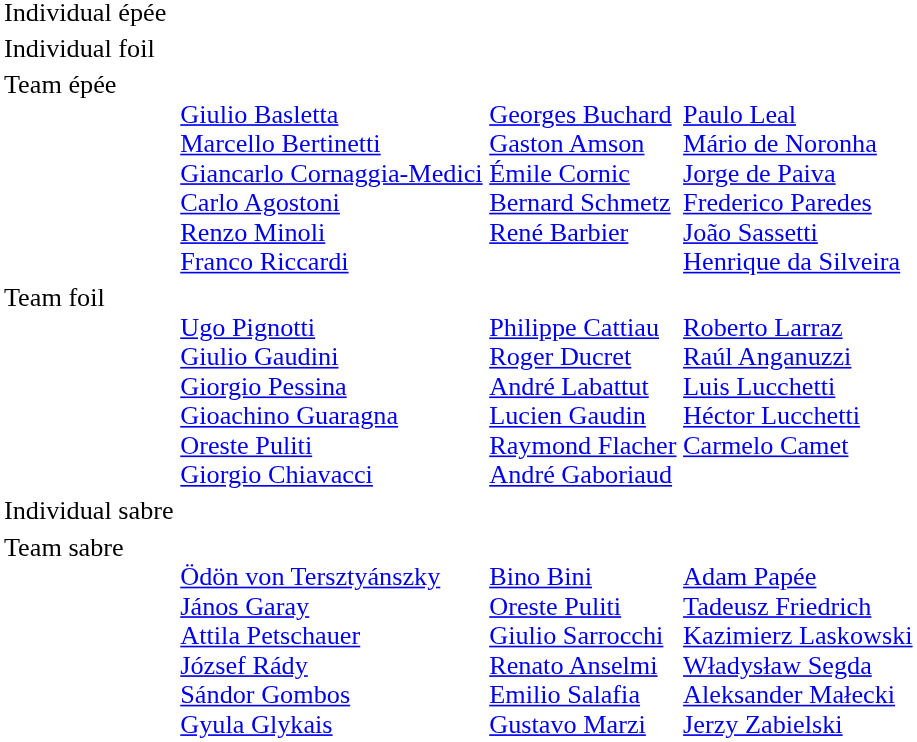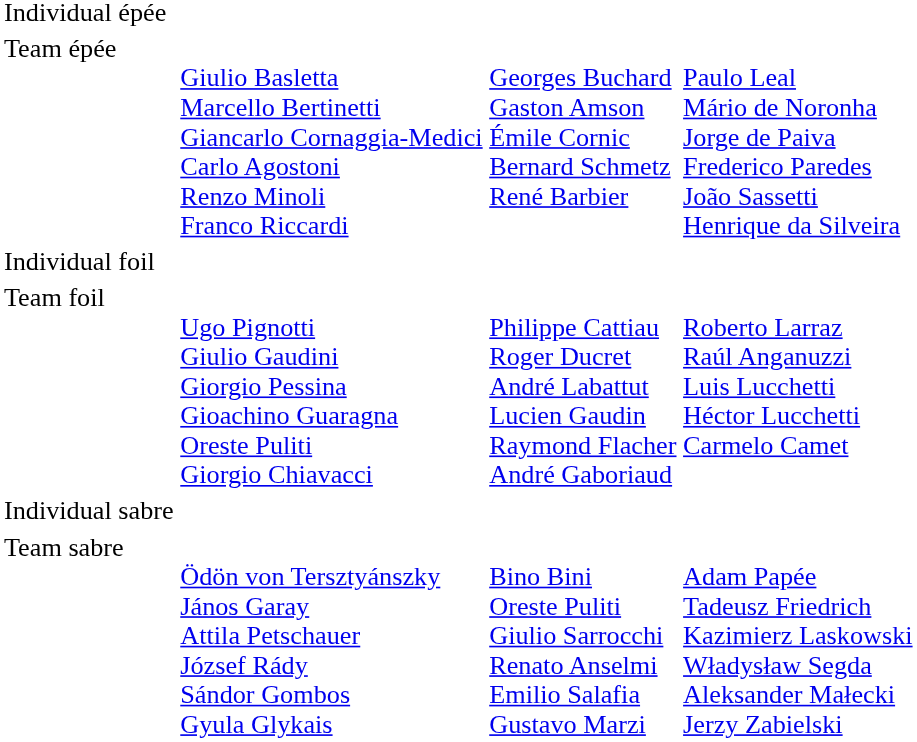rows swapped: (60, 84) <-> (79, 48)
